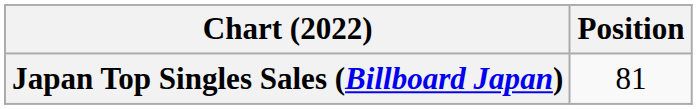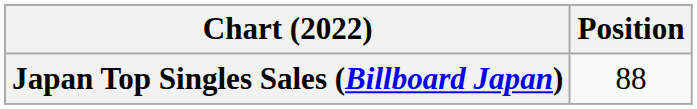(631, 78) 81 -> (631, 78) 88
